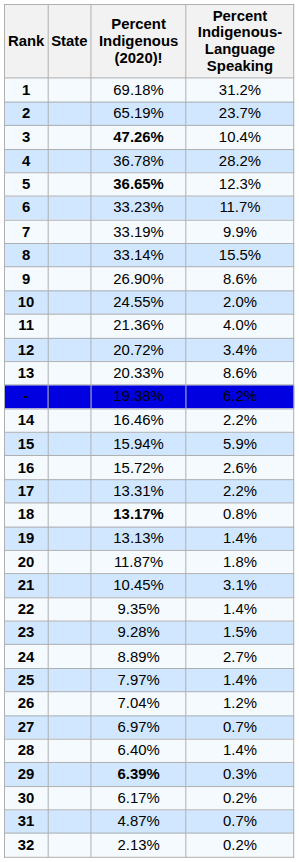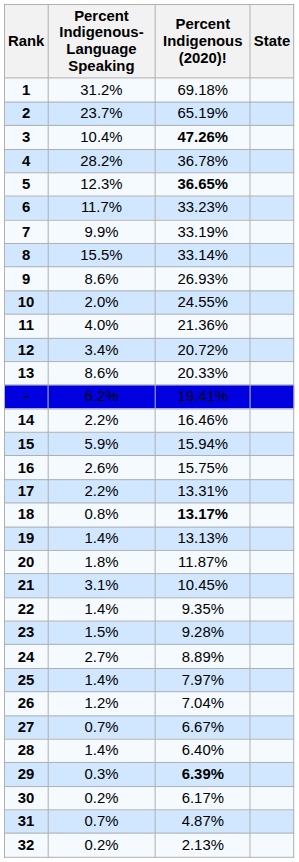columns swapped: (69, 41) <-> (240, 41)
(139, 278) 26.90% -> (203, 278) 26.93%
(139, 396) 19.38% -> (203, 396) 19.41%
(139, 467) 15.72% -> (203, 467) 15.75%
(139, 727) 6.97% -> (203, 727) 6.67%
